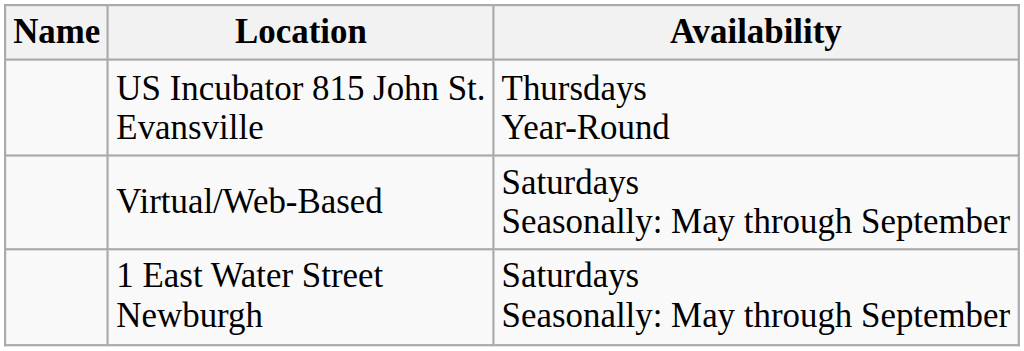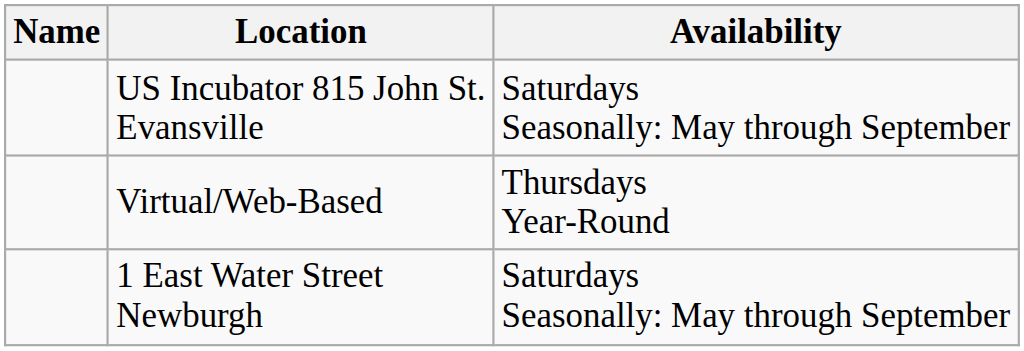(586, 107) Thursdays Year-Round -> (756, 107) Saturdays Seasonally: May through September
(756, 201) Saturdays Seasonally: May through September -> (586, 201) Thursdays Year-Round
